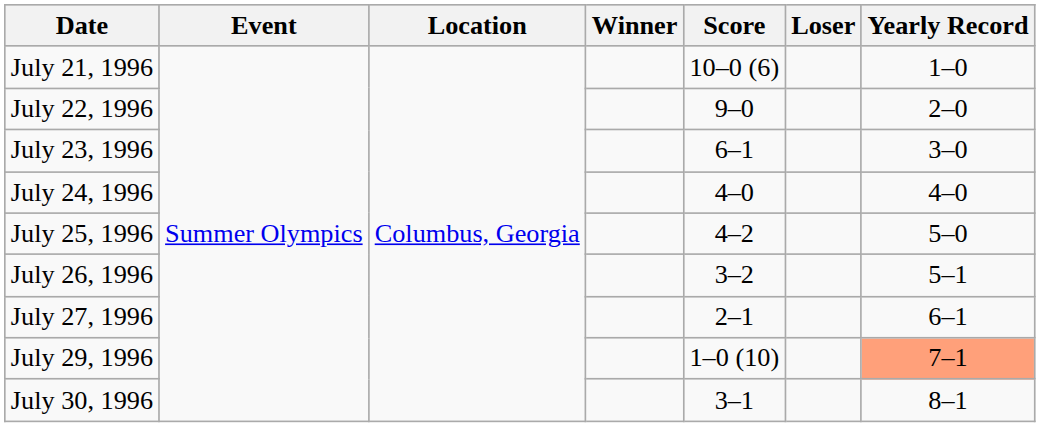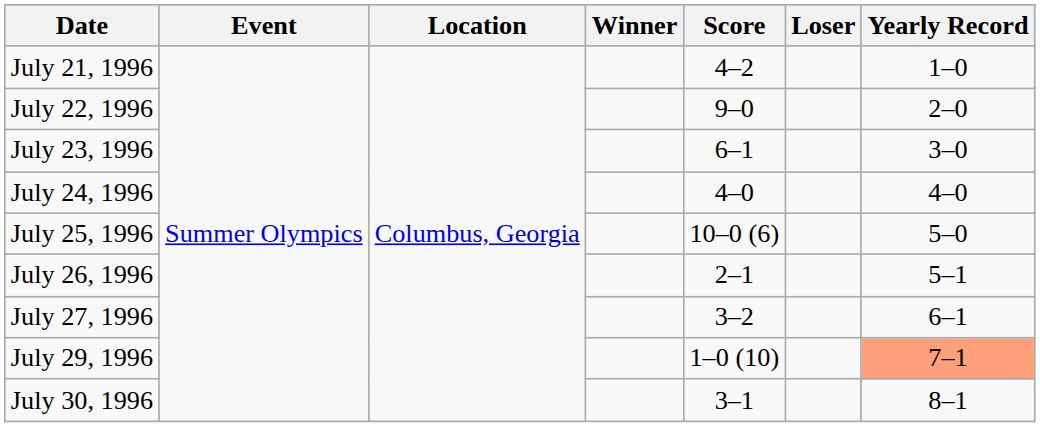(734, 66) 10–0 (6) -> (734, 66) 4–2
(734, 233) 4–2 -> (734, 233) 10–0 (6)
(734, 274) 3–2 -> (734, 274) 2–1
(734, 316) 2–1 -> (734, 316) 3–2
